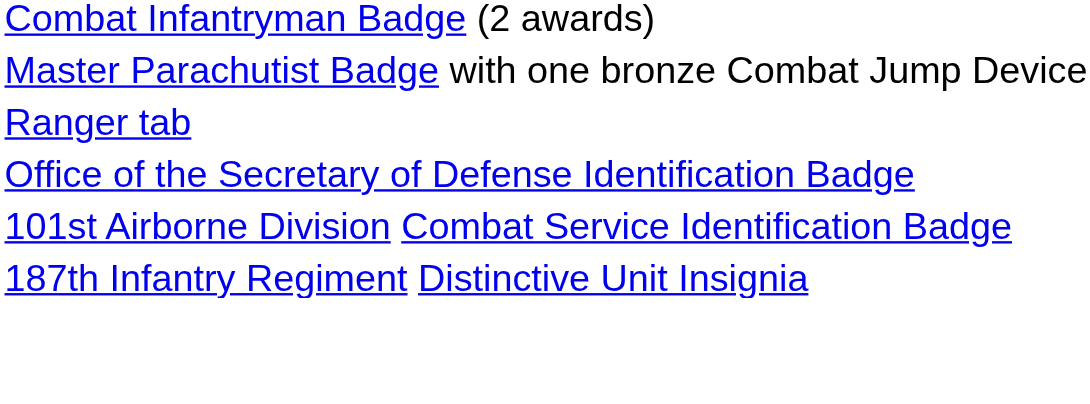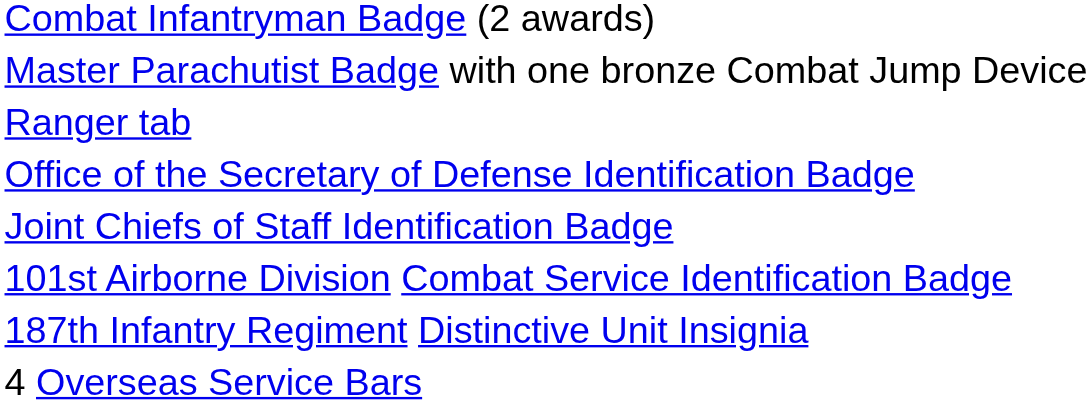+ row: (339, 226)
+ row: (213, 382)
